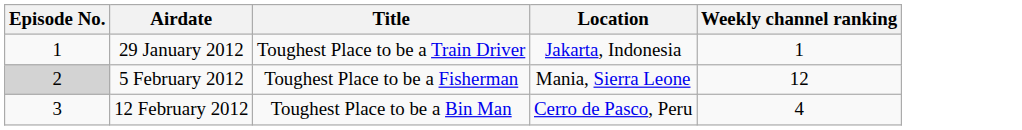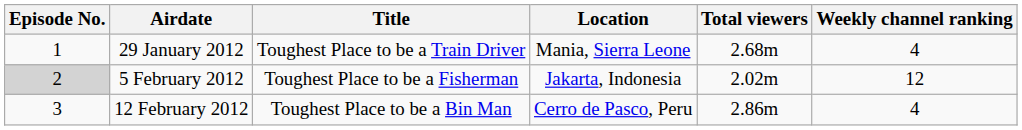+ column: (754, 19)
(613, 49) Jakarta, Indonesia -> (613, 49) Mania, Sierra Leone
(799, 49) 1 -> (915, 49) 4
(613, 79) Mania, Sierra Leone -> (613, 79) Jakarta, Indonesia
